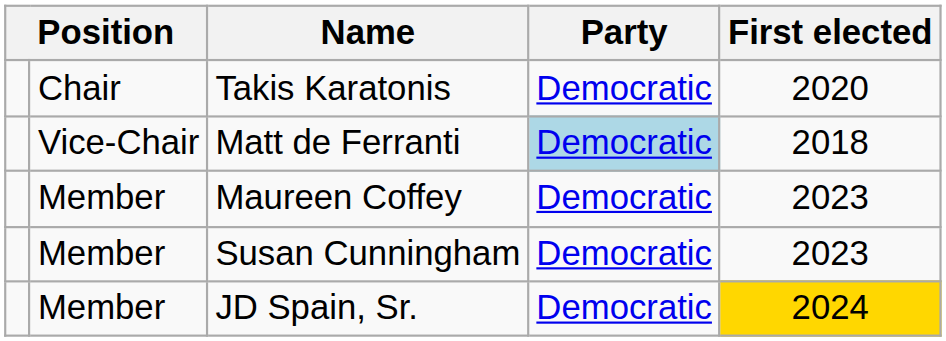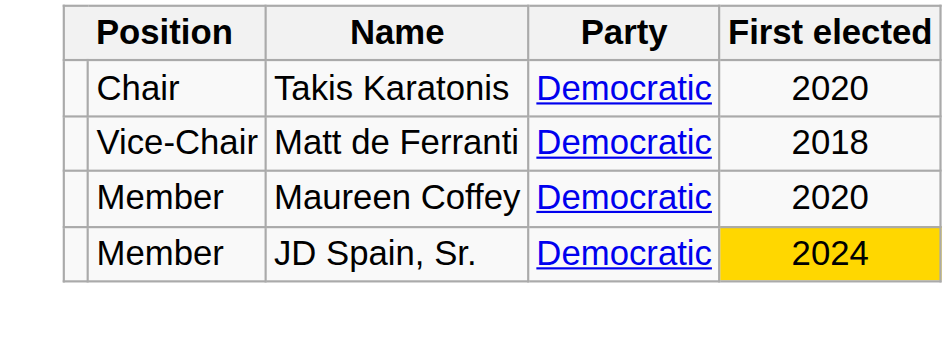(624, 142) lightblue background -> (624, 142) no background
(830, 197) 2023 -> (830, 197) 2020
- row: (368, 252)
